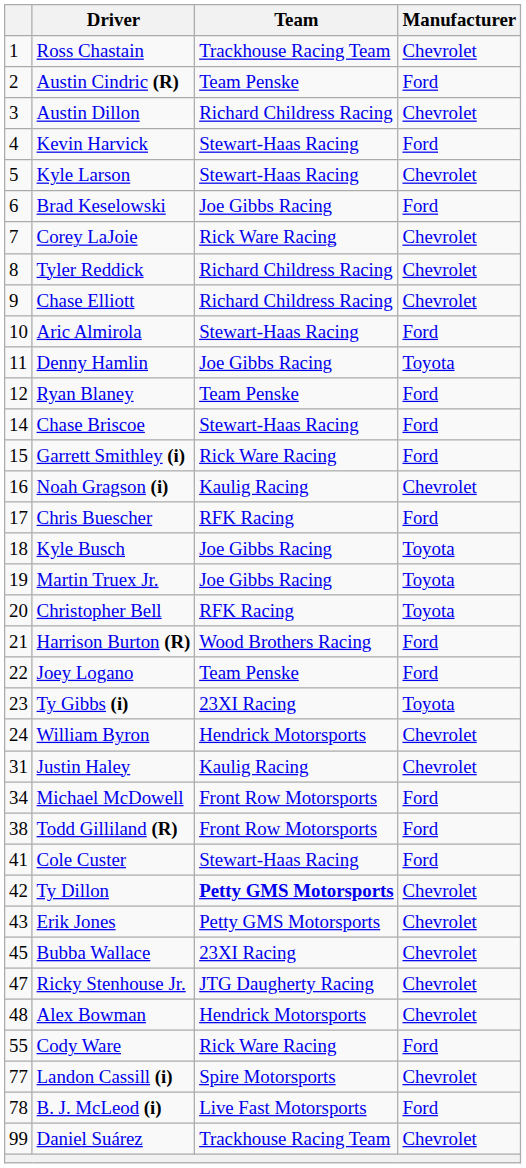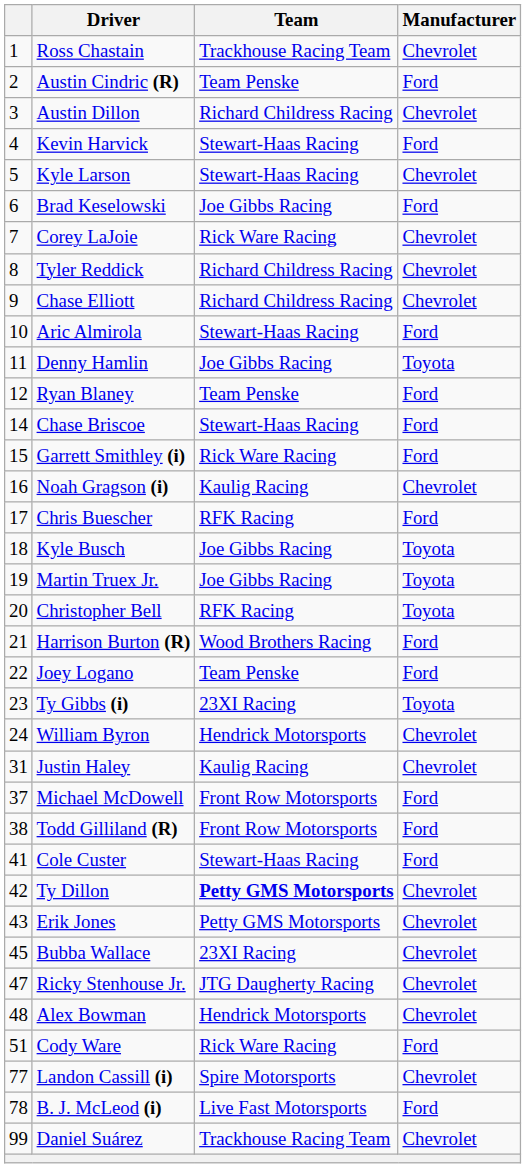(18, 797) 34 -> (18, 797) 37
(18, 1045) 55 -> (18, 1045) 51
